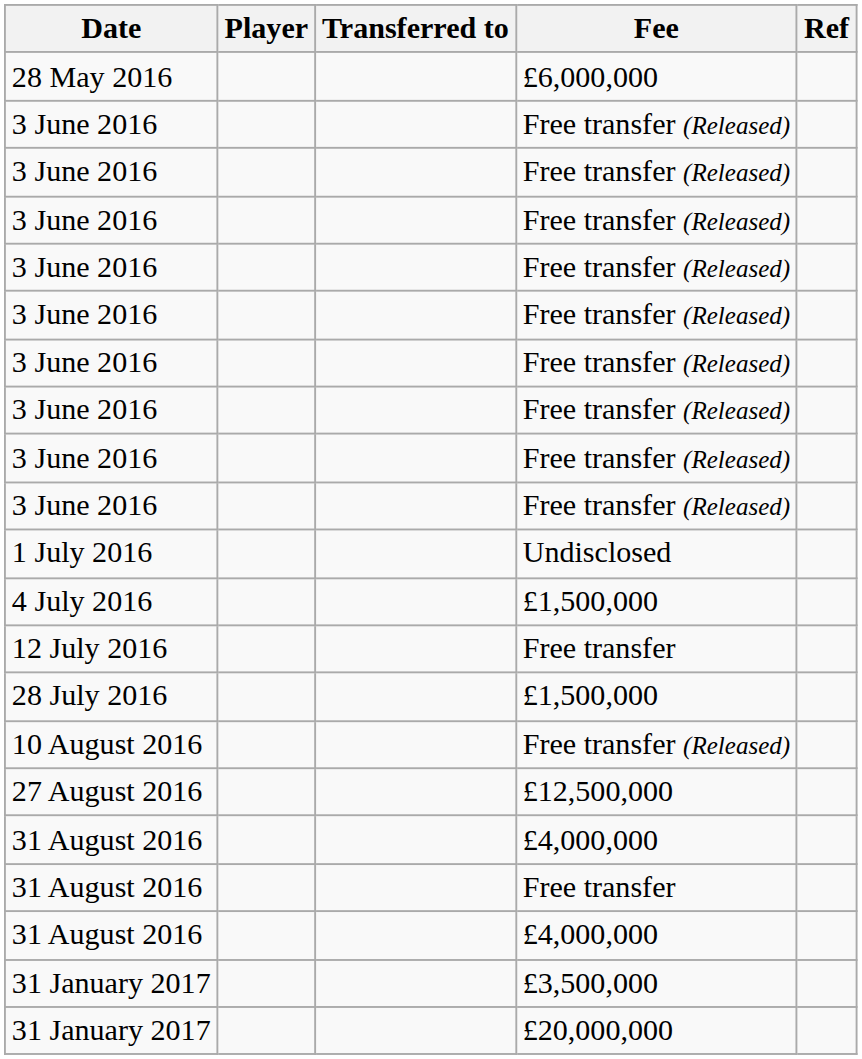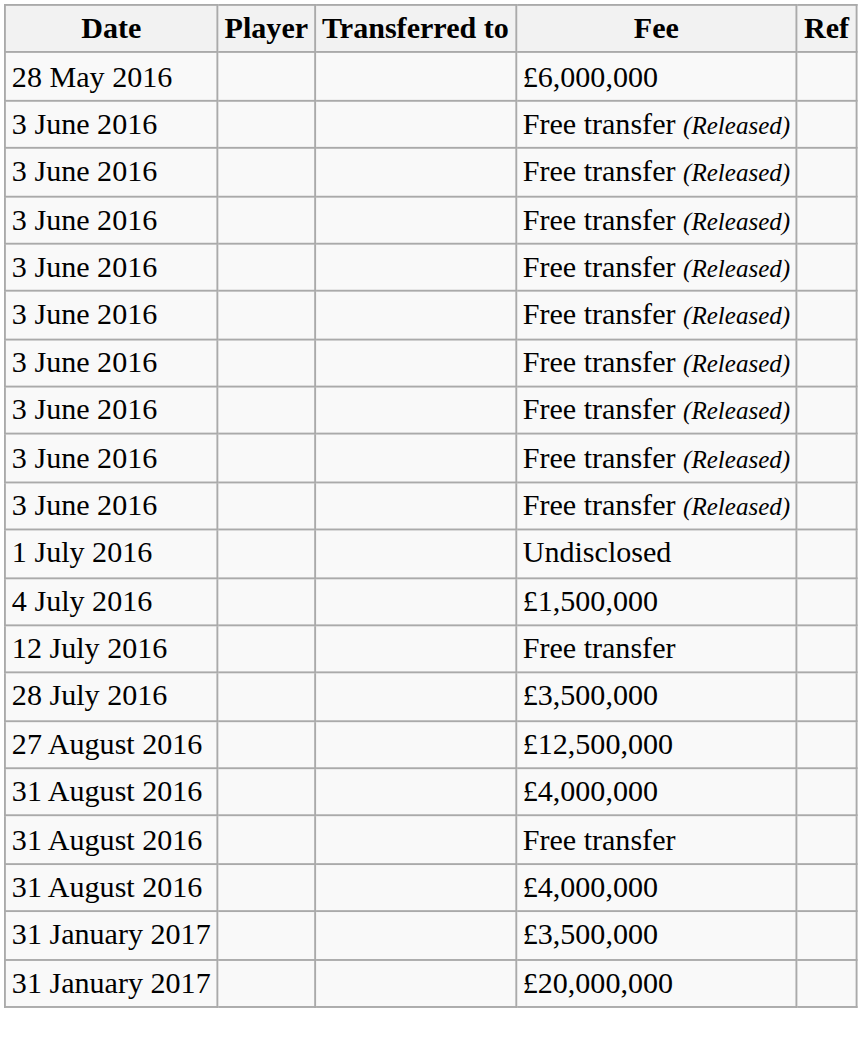+ row: (90, 696)
- row: (90, 696)
- row: (107, 743)
